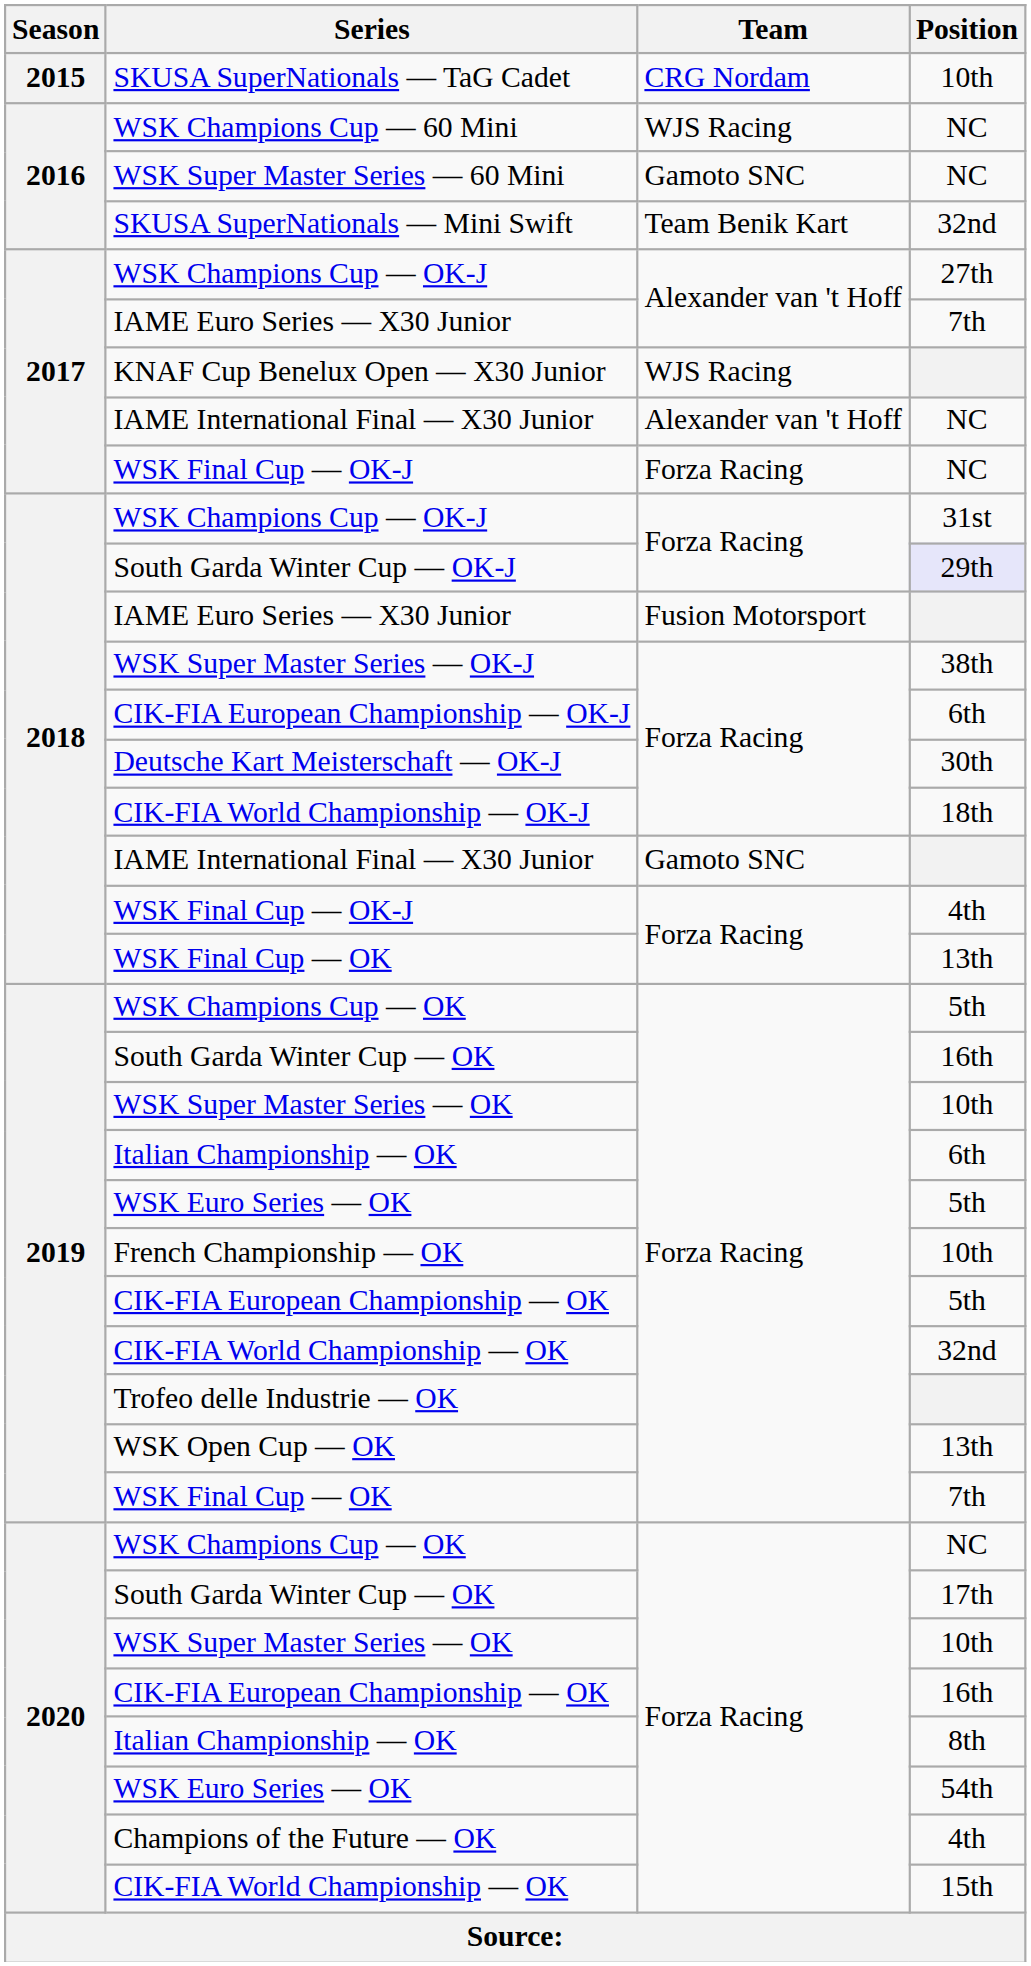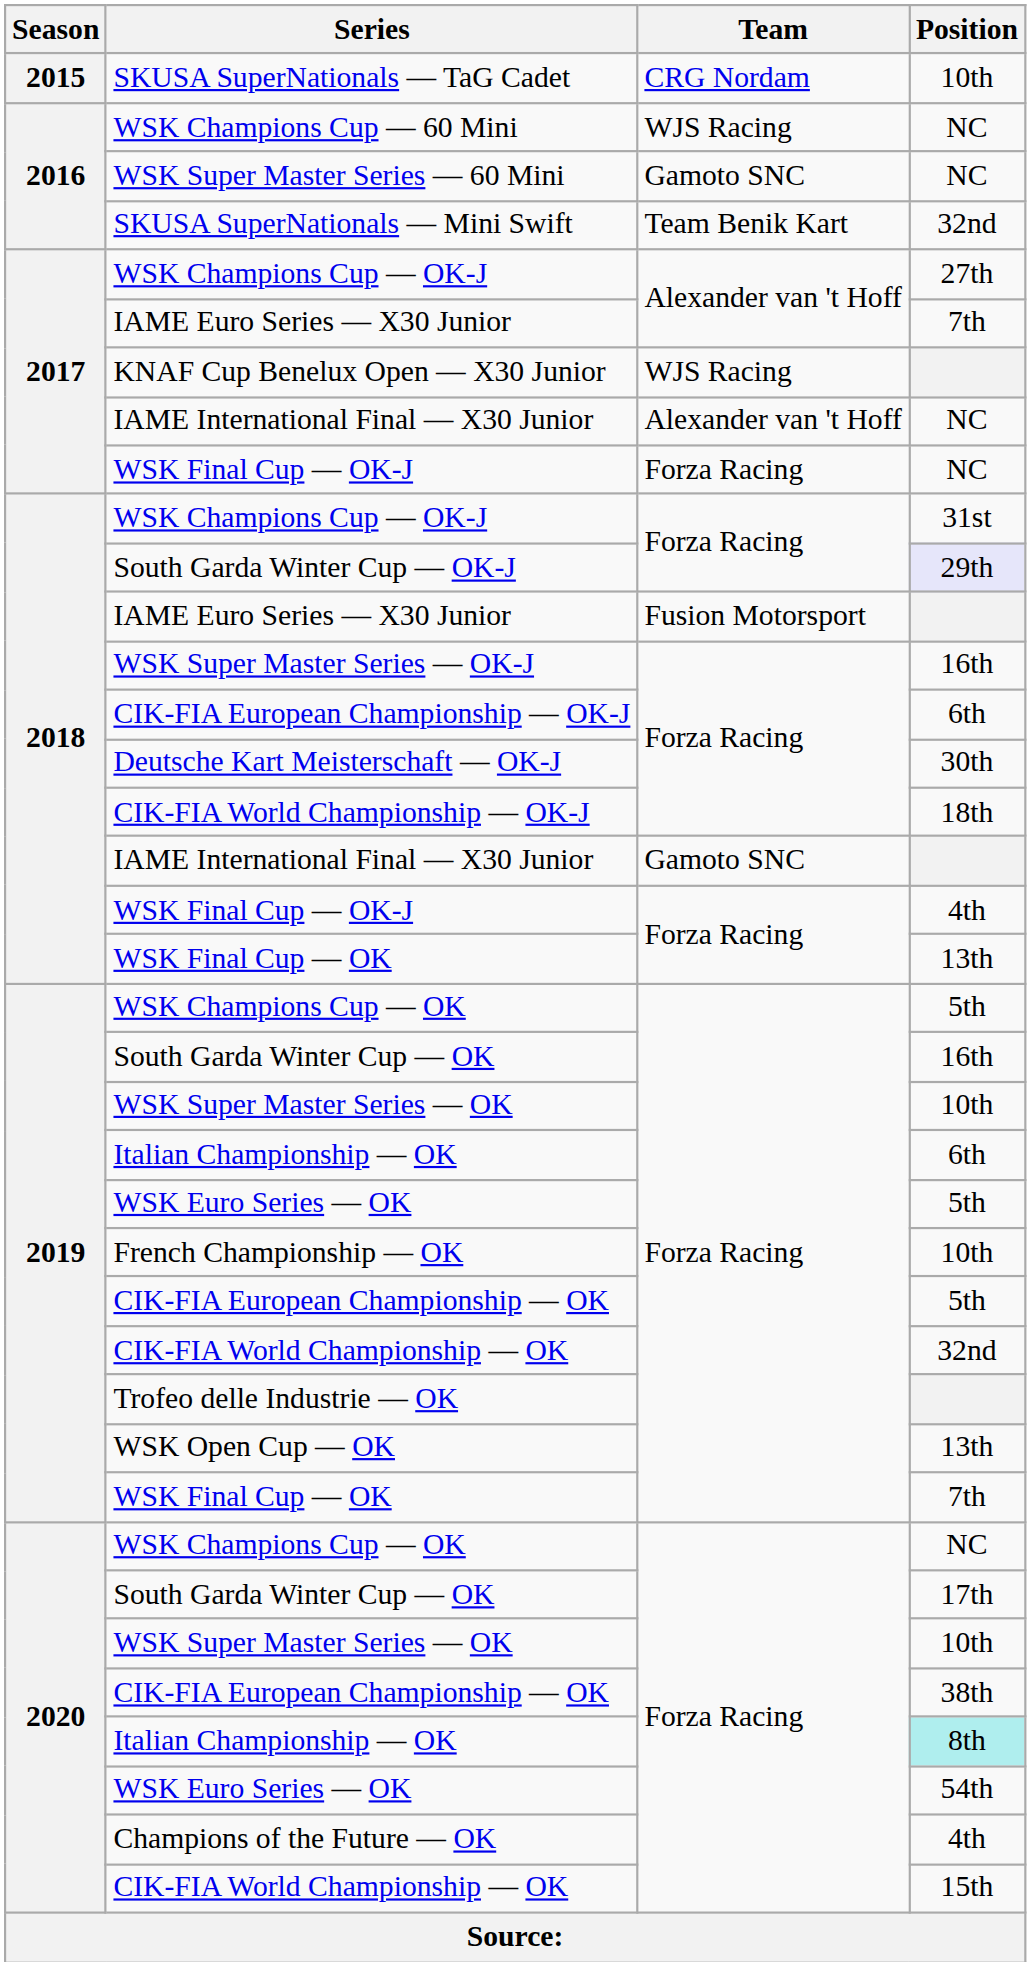(967, 664) 38th -> (967, 664) 16th
(967, 1691) 16th -> (967, 1691) 38th
(967, 1740) no background -> (967, 1740) paleturquoise background
